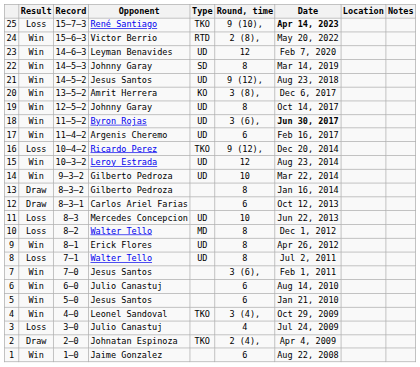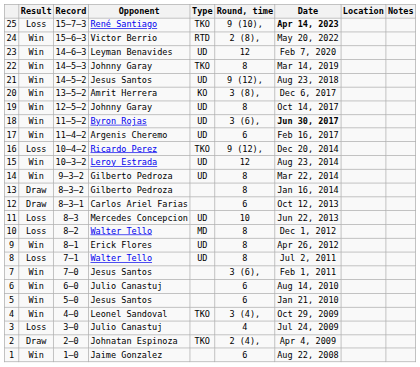(202, 67) SD -> (202, 67) TKO
(245, 177) 10 -> (245, 177) 8
